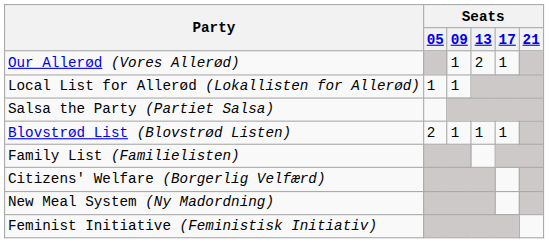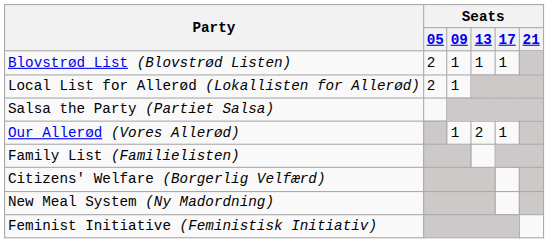rows swapped: (150, 133) <-> (124, 63)
(431, 86) 1 -> (431, 86) 2
